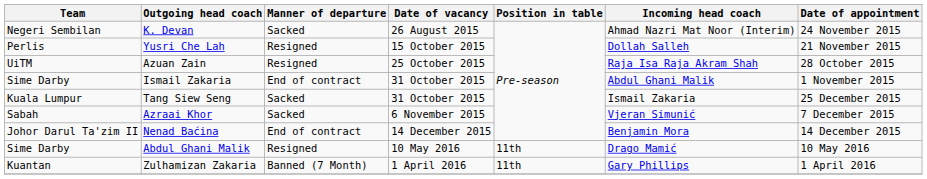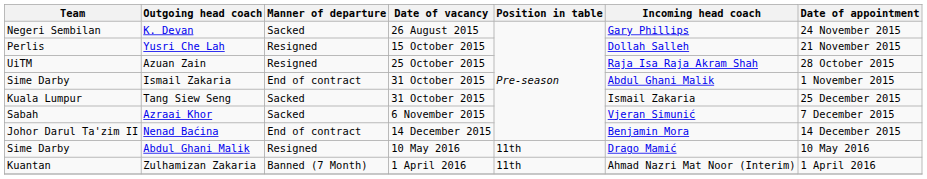(702, 30) Ahmad Nazri Mat Noor (Interim) -> (648, 30) Gary Phillips
(648, 165) Gary Phillips -> (702, 165) Ahmad Nazri Mat Noor (Interim)
